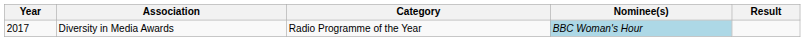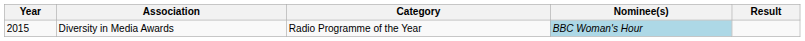(18, 28) 2017 -> (18, 28) 2015
